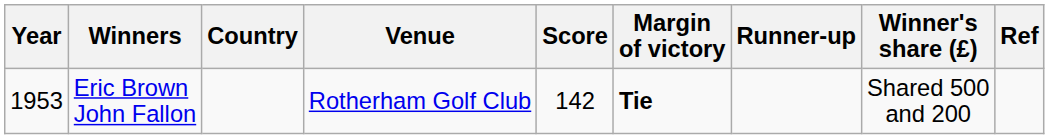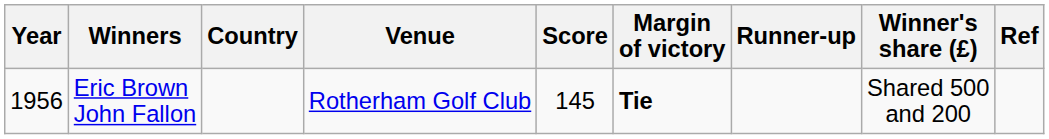(37, 100) 1953 -> (37, 100) 1956
(575, 100) 142 -> (575, 100) 145
